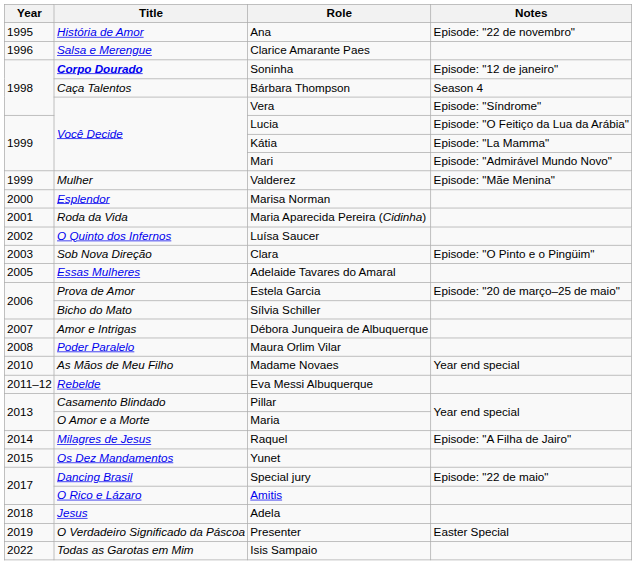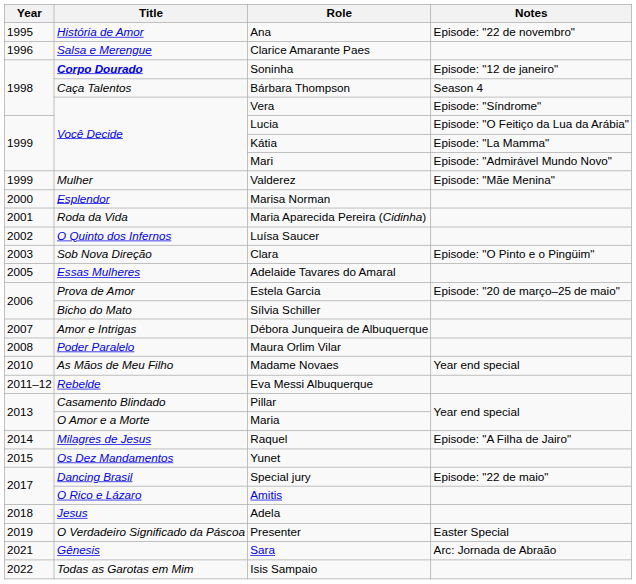+ row: (263, 550)
